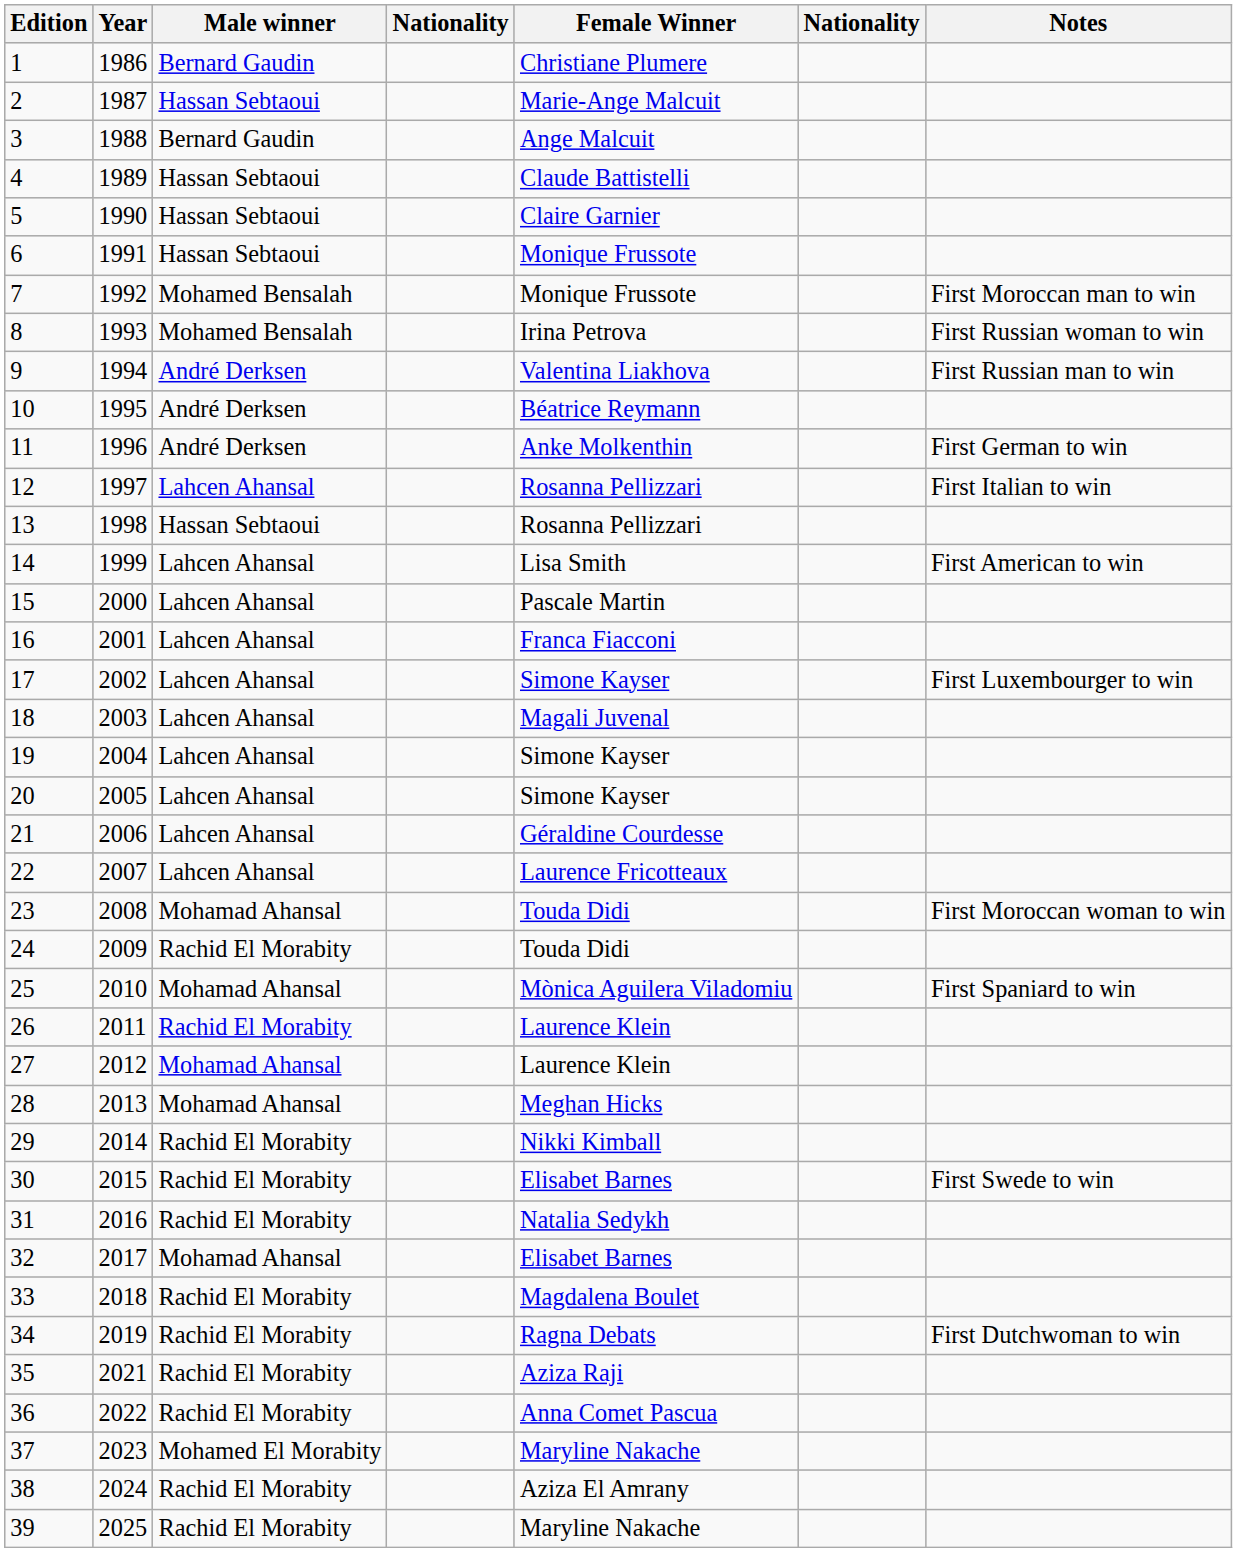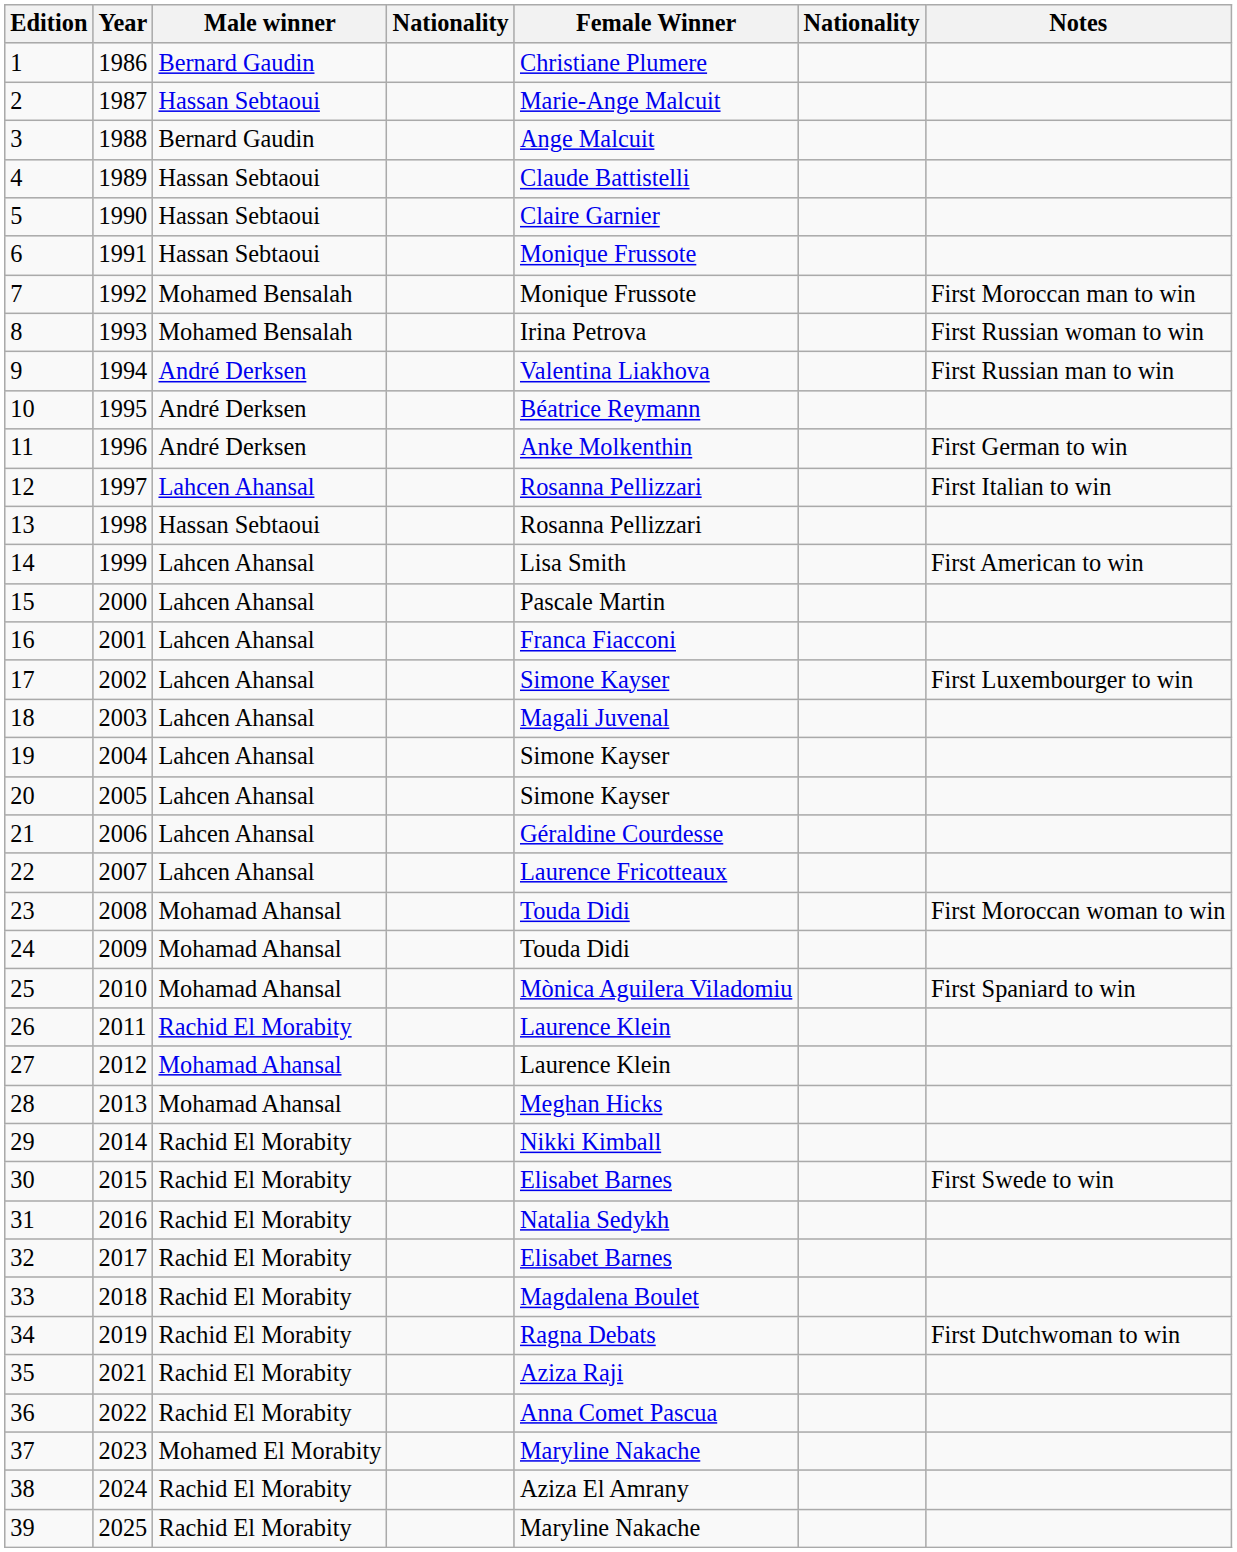(255, 949) Rachid El Morabity -> (250, 949) Mohamad Ahansal
(250, 1258) Mohamad Ahansal -> (255, 1258) Rachid El Morabity
